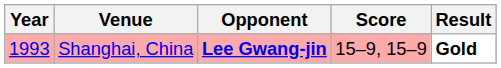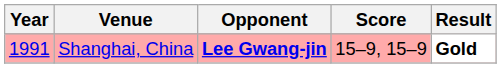(29, 48) 1993 -> (29, 48) 1991
